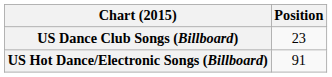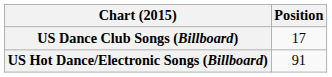(299, 38) 23 -> (299, 38) 17
